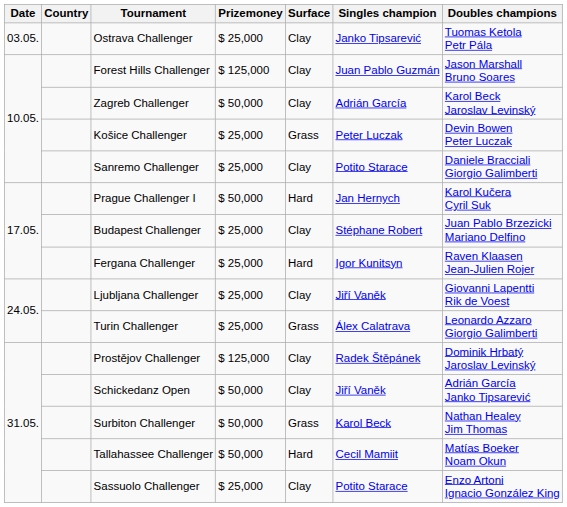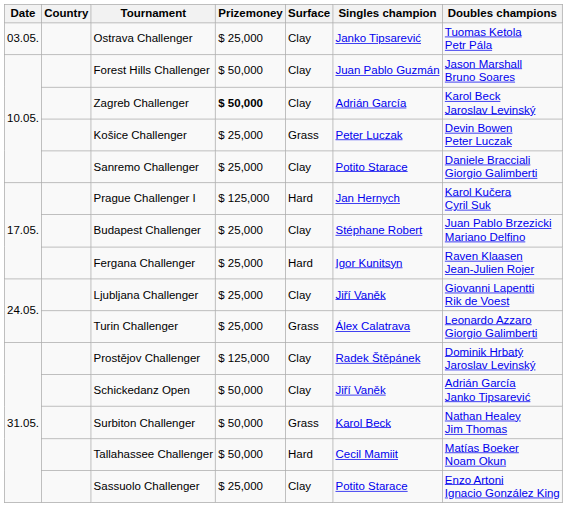(244, 70) $ 125,000 -> (241, 70) $ 50,000
(241, 102) normal -> (241, 102) bold
(241, 198) $ 50,000 -> (244, 198) $ 125,000
